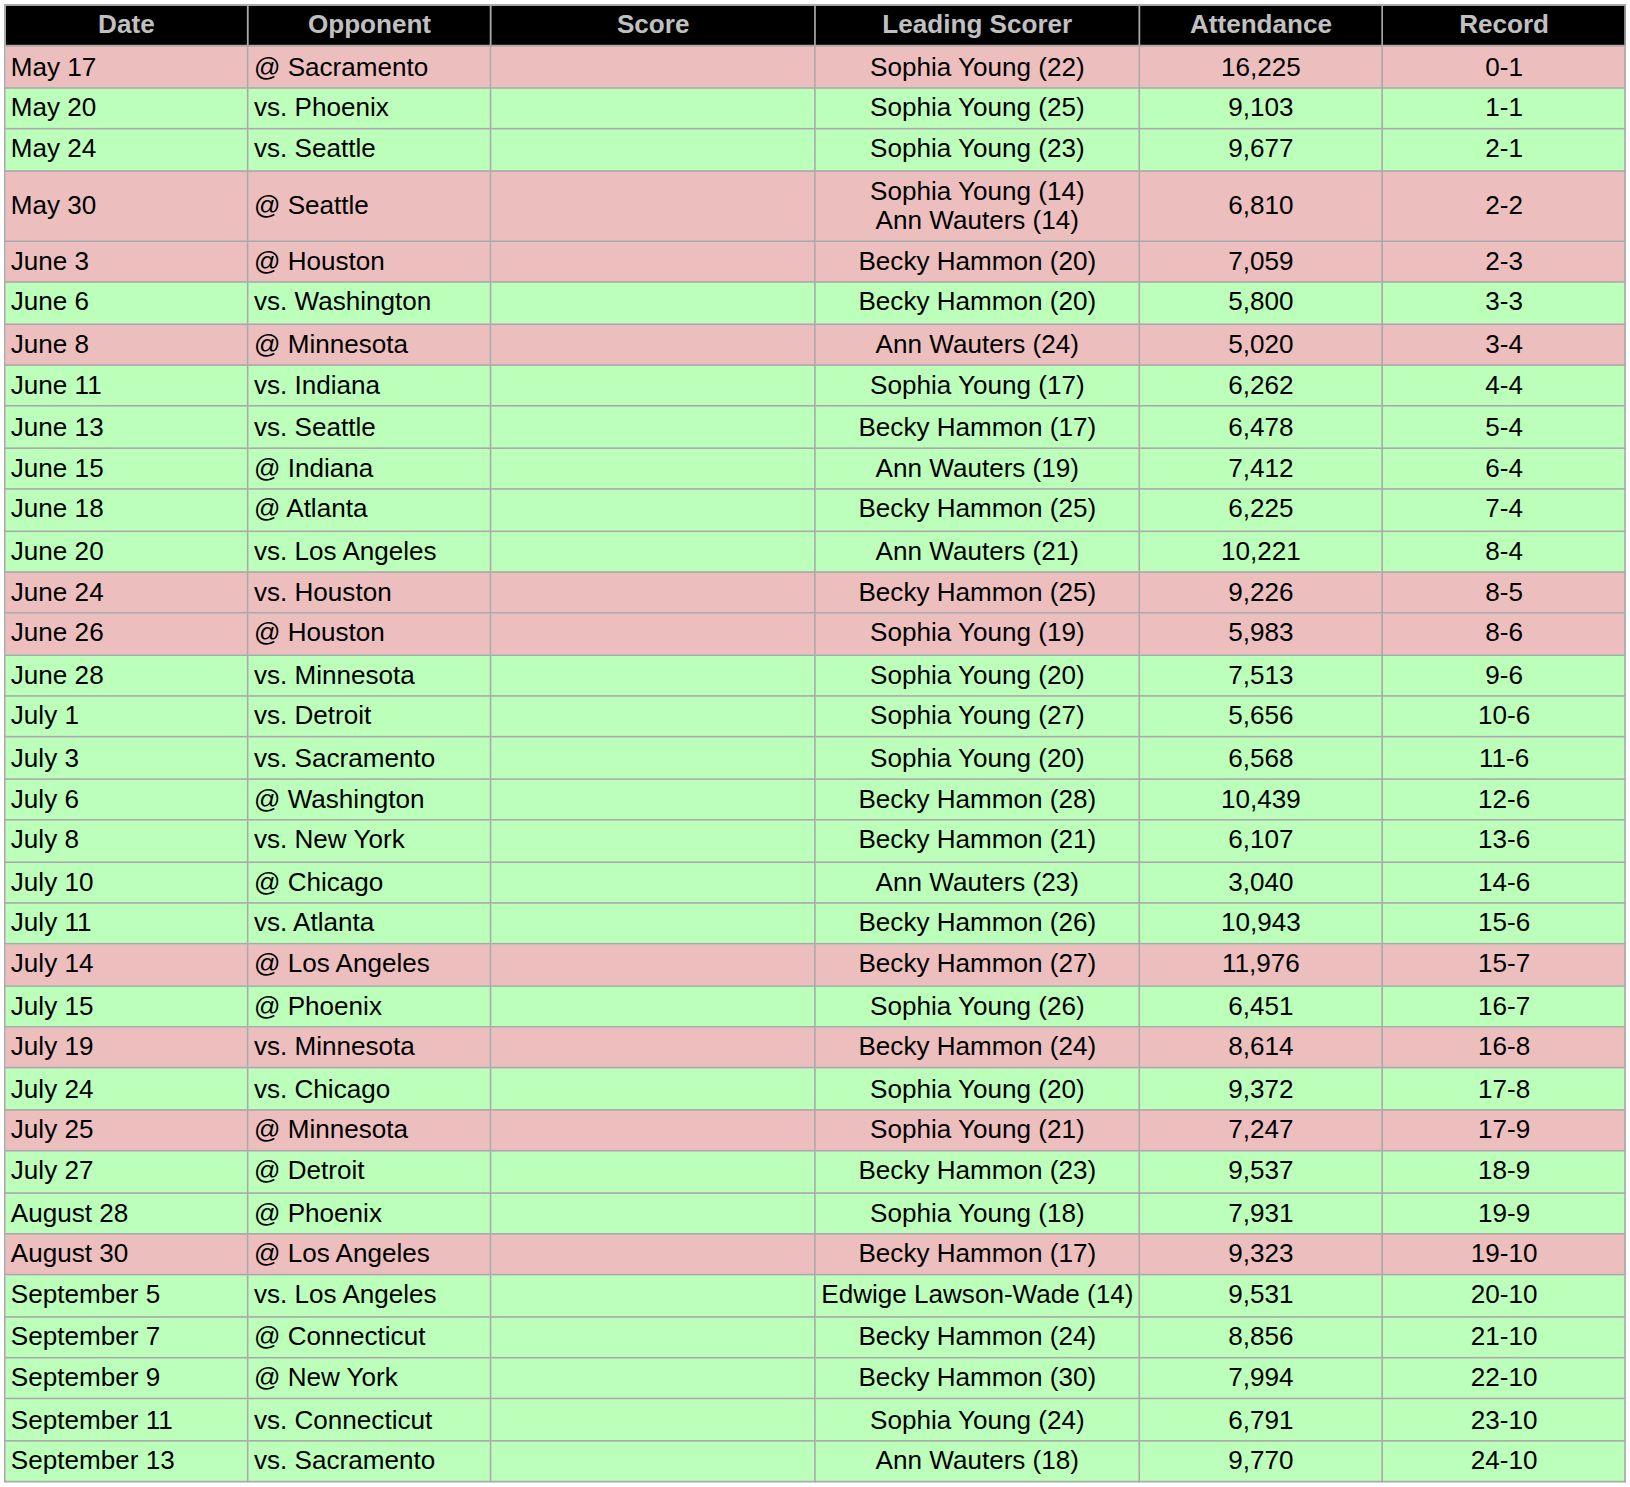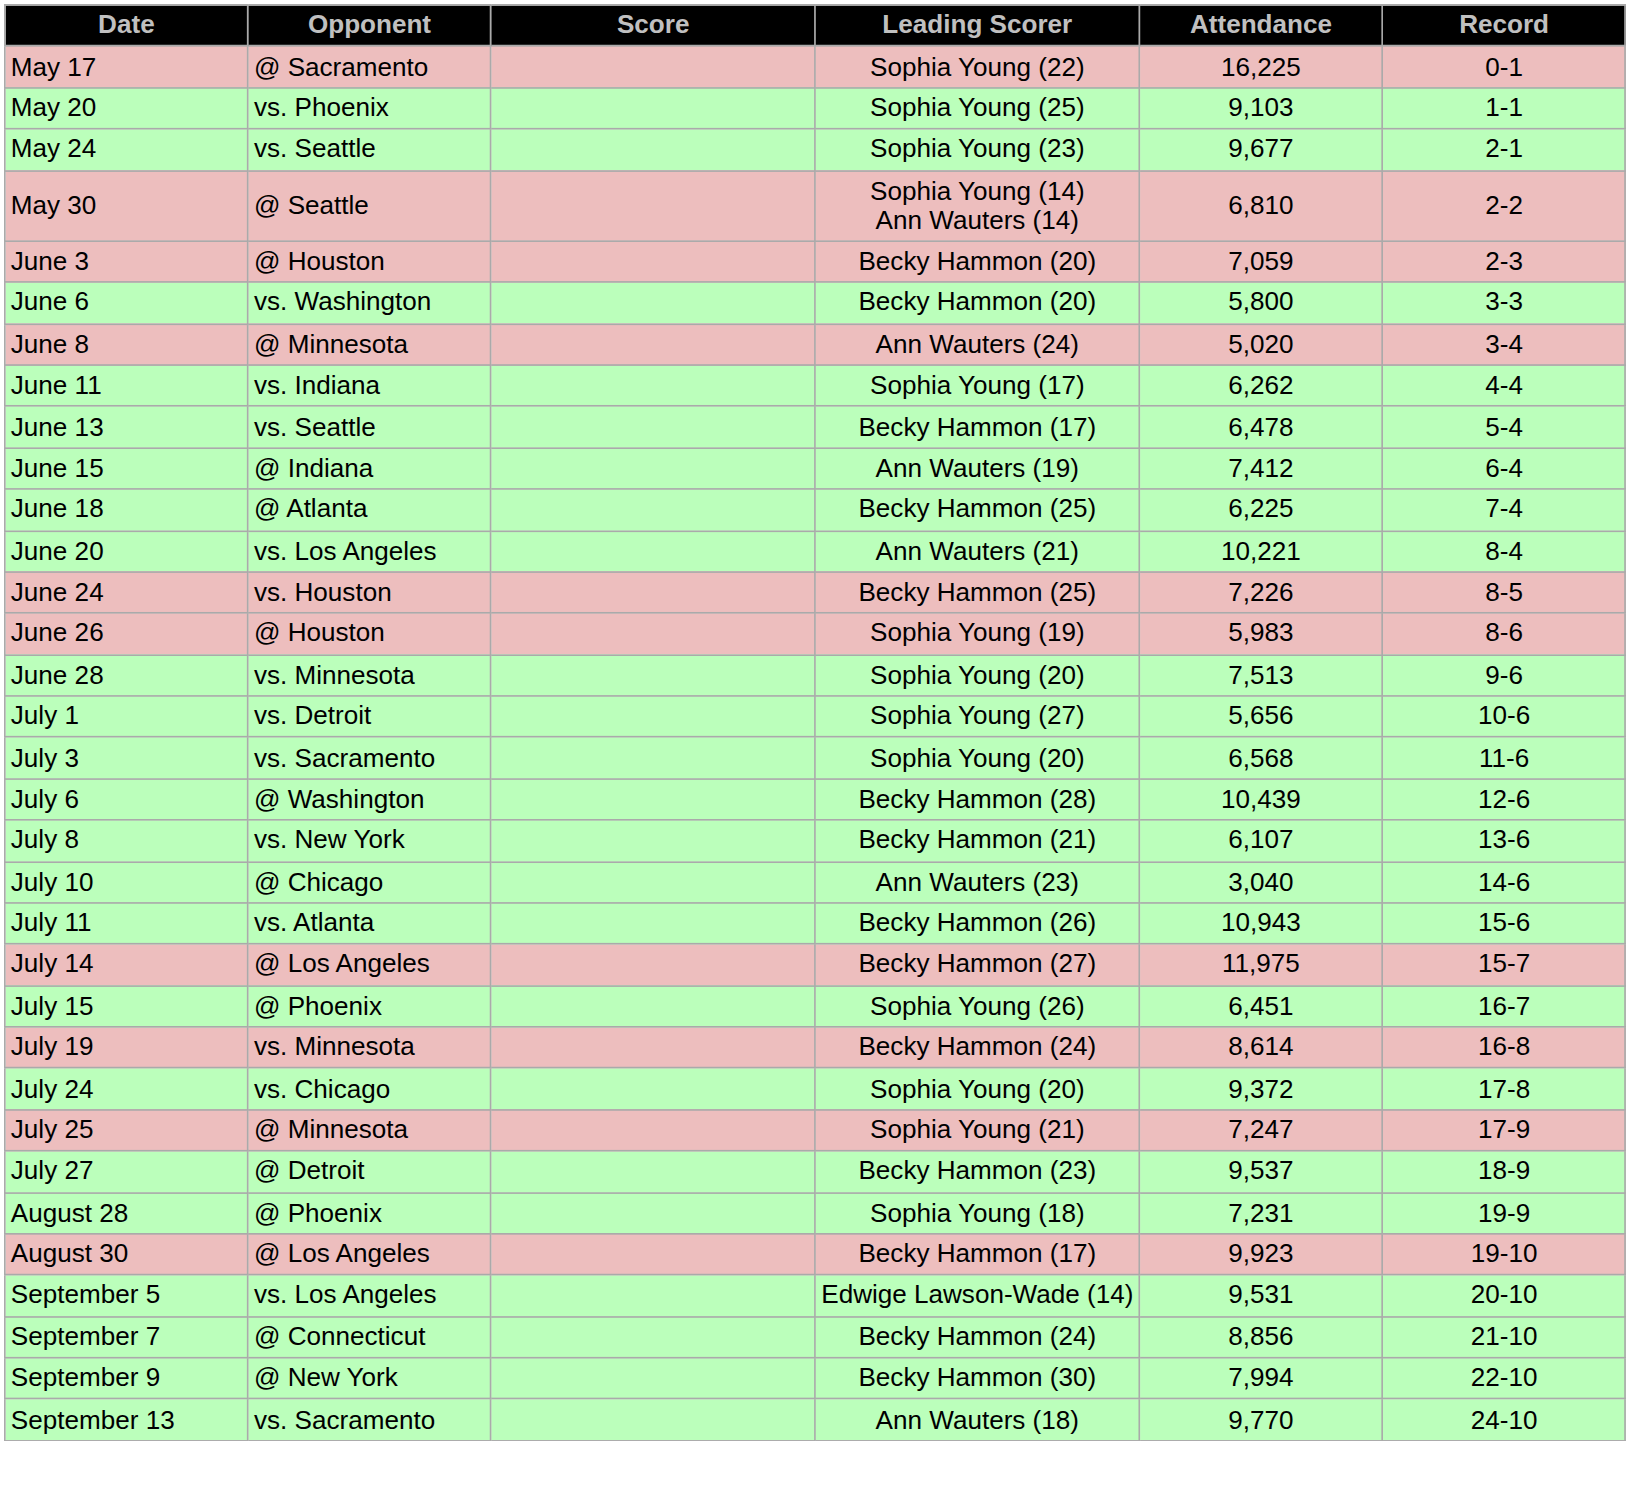(1261, 592) 9,226 -> (1261, 592) 7,226
(1261, 964) 11,976 -> (1261, 964) 11,975
(1261, 1212) 7,931 -> (1261, 1212) 7,231
(1261, 1253) 9,323 -> (1261, 1253) 9,923
- row: (92, 1419)
